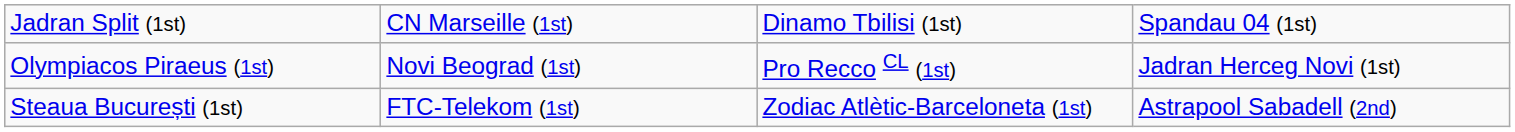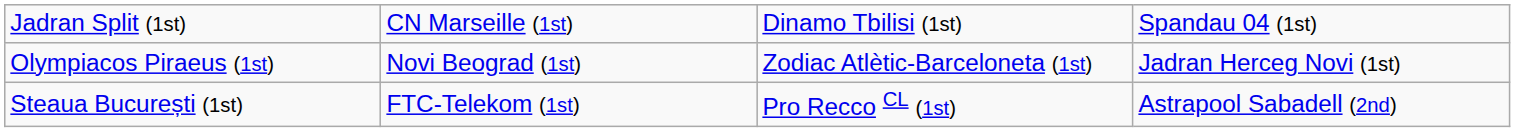(859, 65) Pro Recco CL (1st) -> (927, 62) Zodiac Atlètic-Barceloneta (1st)
(927, 107) Zodiac Atlètic-Barceloneta (1st) -> (859, 104) Pro Recco CL (1st)
